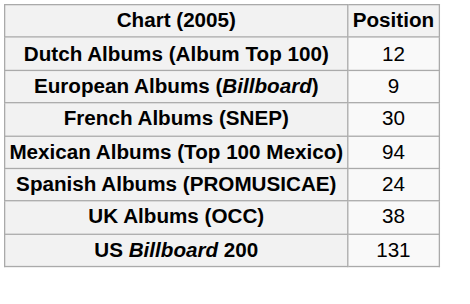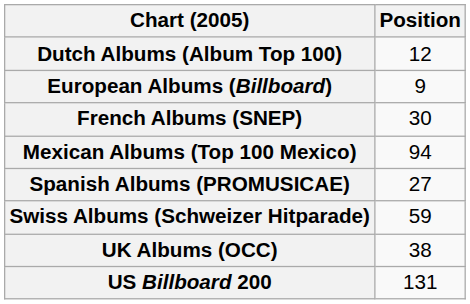(393, 184) 24 -> (420, 184) 27
+ row: (190, 217)
